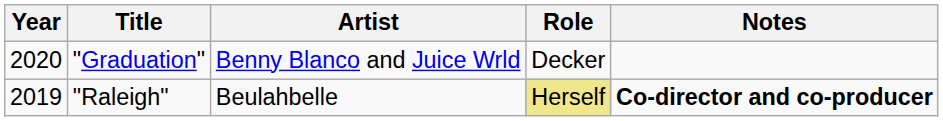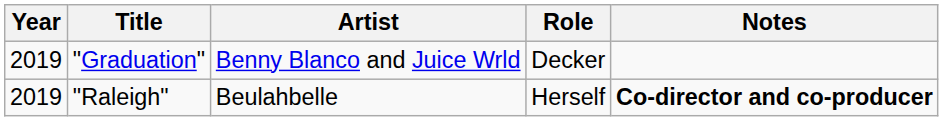(36, 60) 2020 -> (36, 60) 2019
(568, 97) khaki background -> (568, 97) no background
